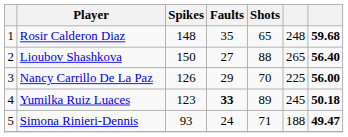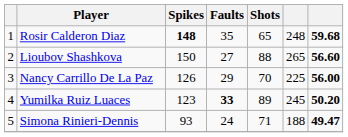(186, 36) normal -> (186, 36) bold
(326, 57) 56.40 -> (326, 57) 56.60
(326, 100) 50.18 -> (326, 100) 50.20
